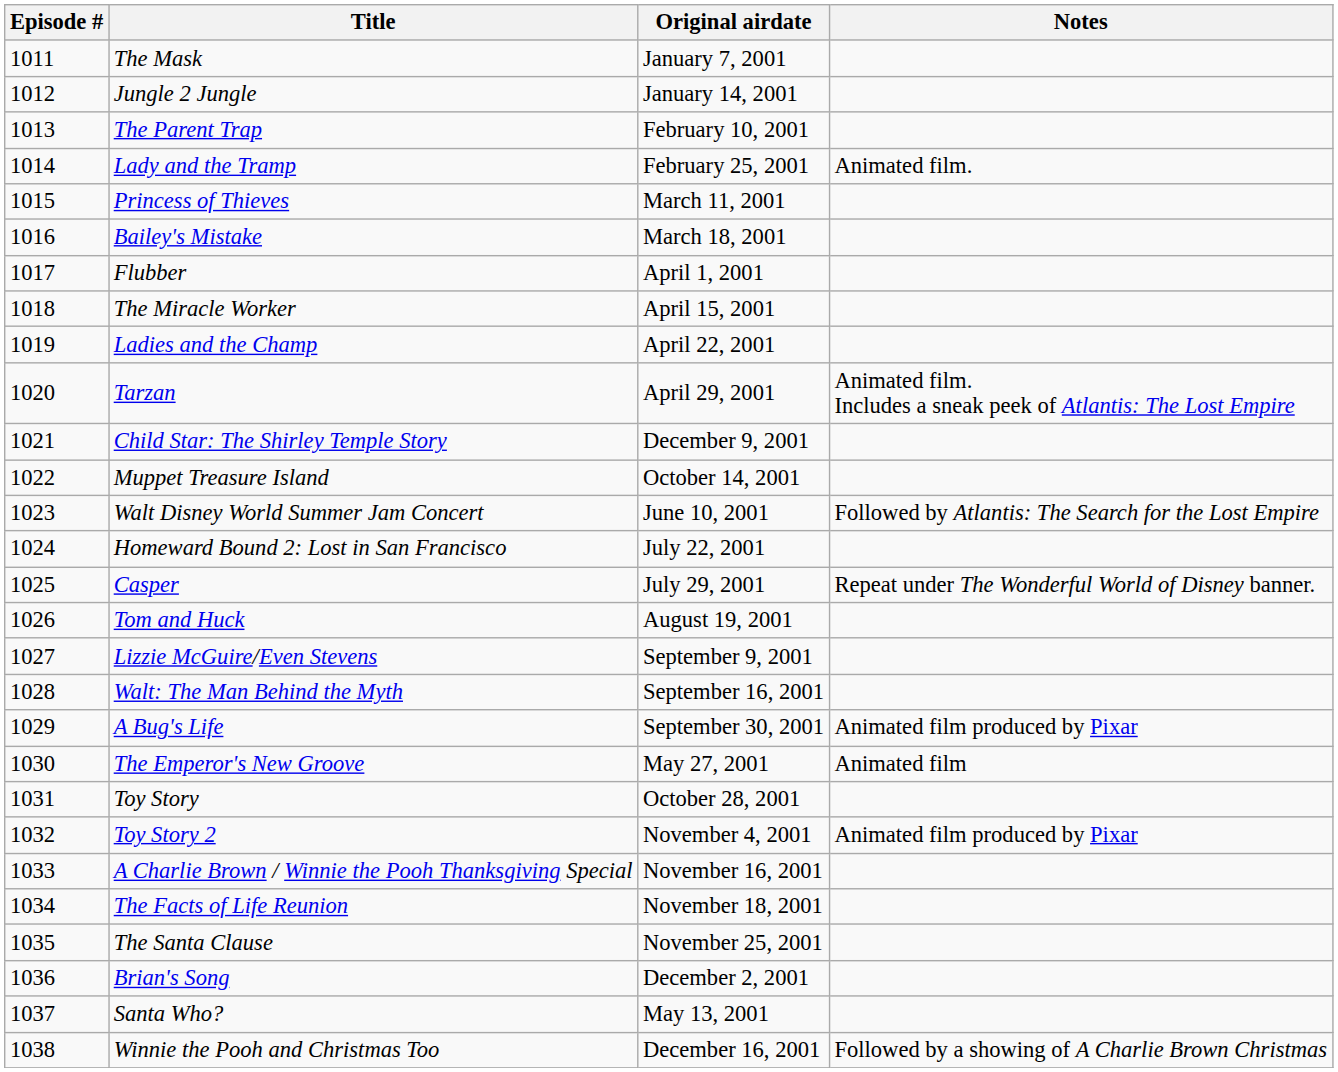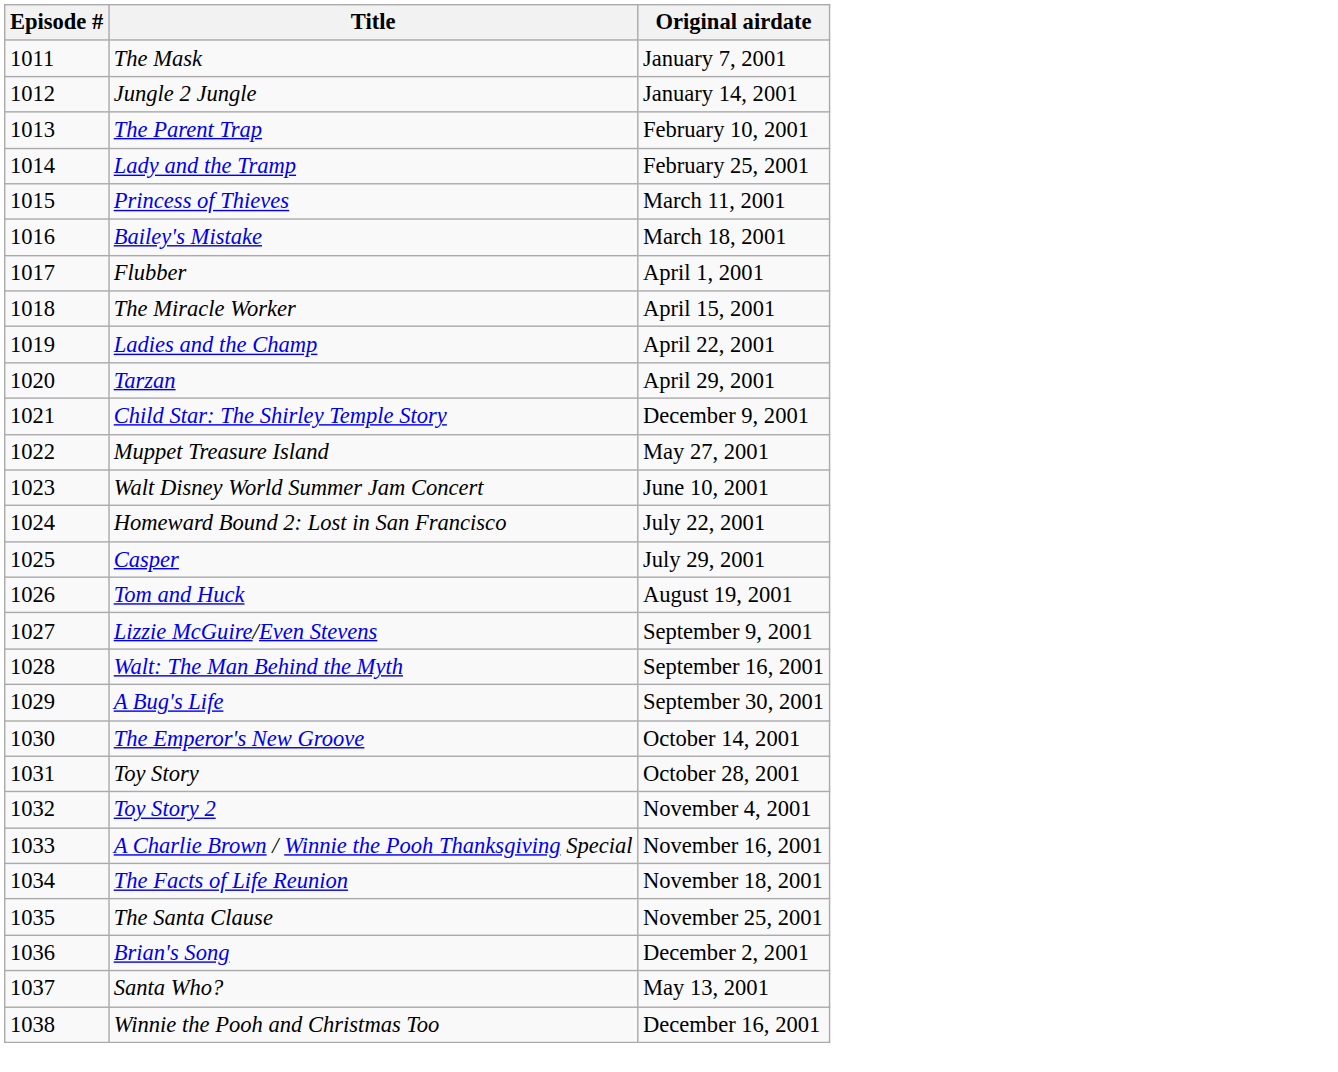- column: (1081, 22)
(722, 477) October 14, 2001 -> (706, 451) May 27, 2001
(706, 763) May 27, 2001 -> (722, 737) October 14, 2001
